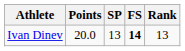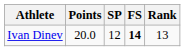(115, 35) 13 -> (115, 35) 12
